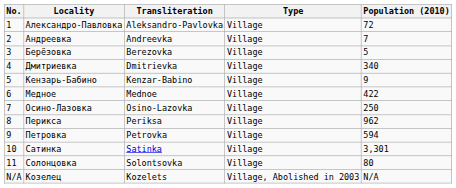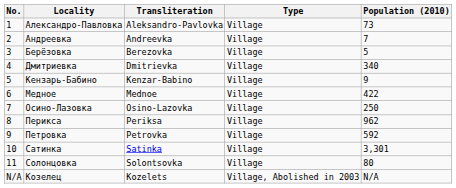(368, 25) 72 -> (368, 25) 73
(371, 135) 594 -> (371, 135) 592
